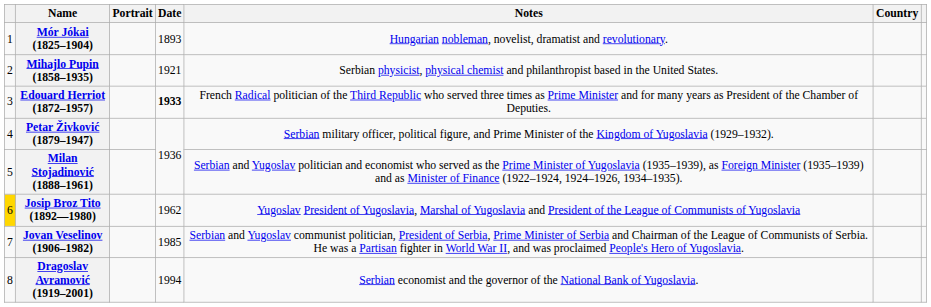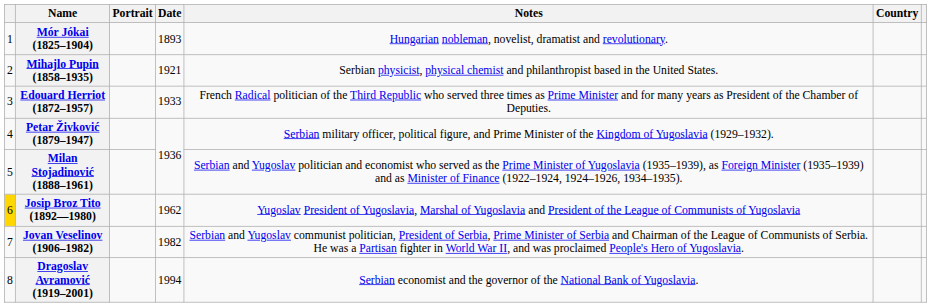(170, 102) bold -> (170, 102) normal
(170, 241) 1985 -> (170, 241) 1982
